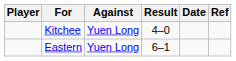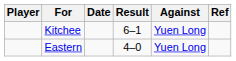columns swapped: (113, 13) <-> (194, 13)
(161, 30) 4–0 -> (132, 30) 6–1
(161, 47) 6–1 -> (132, 47) 4–0
